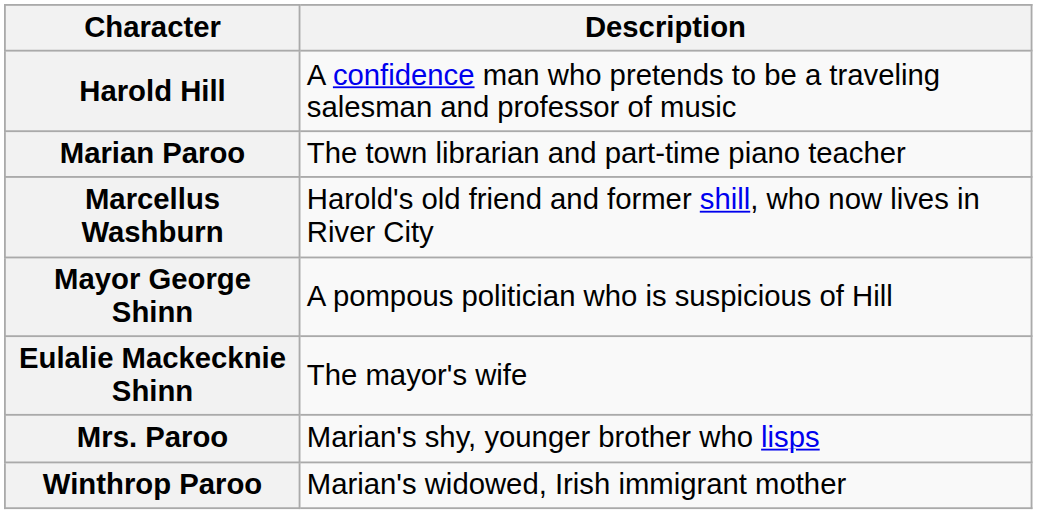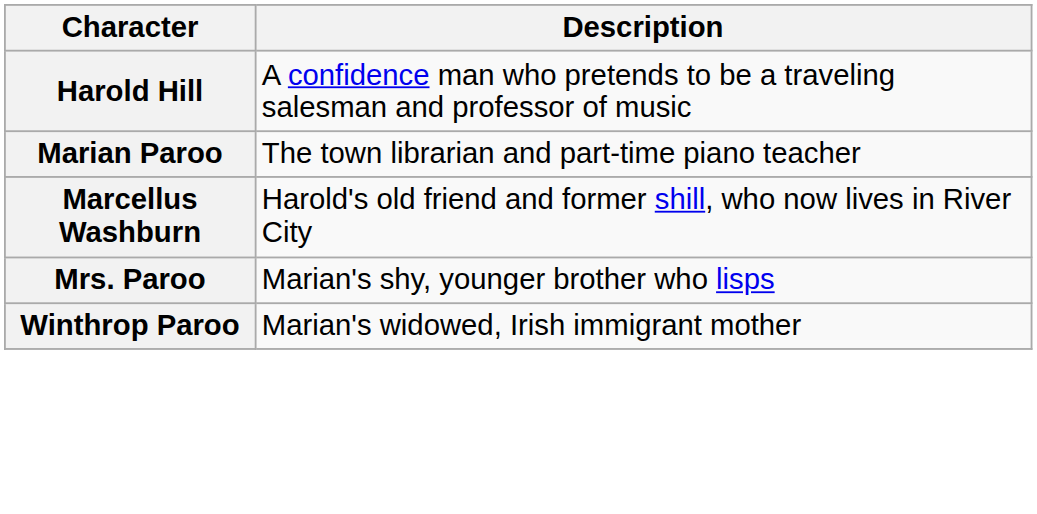- row: (153, 295)
- row: (153, 375)
